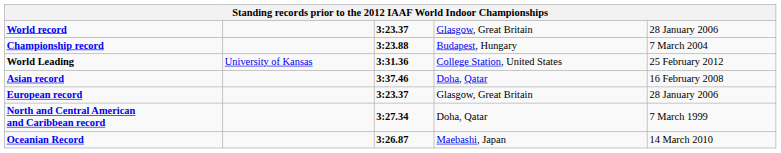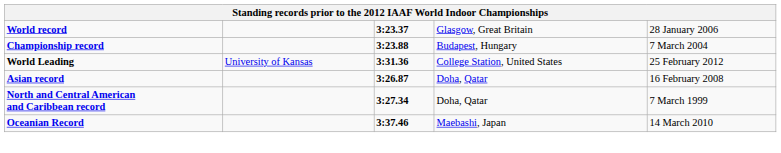(392, 78) 3:37.46 -> (392, 78) 3:26.87
- row: (45, 95)
(392, 139) 3:26.87 -> (392, 123) 3:37.46
